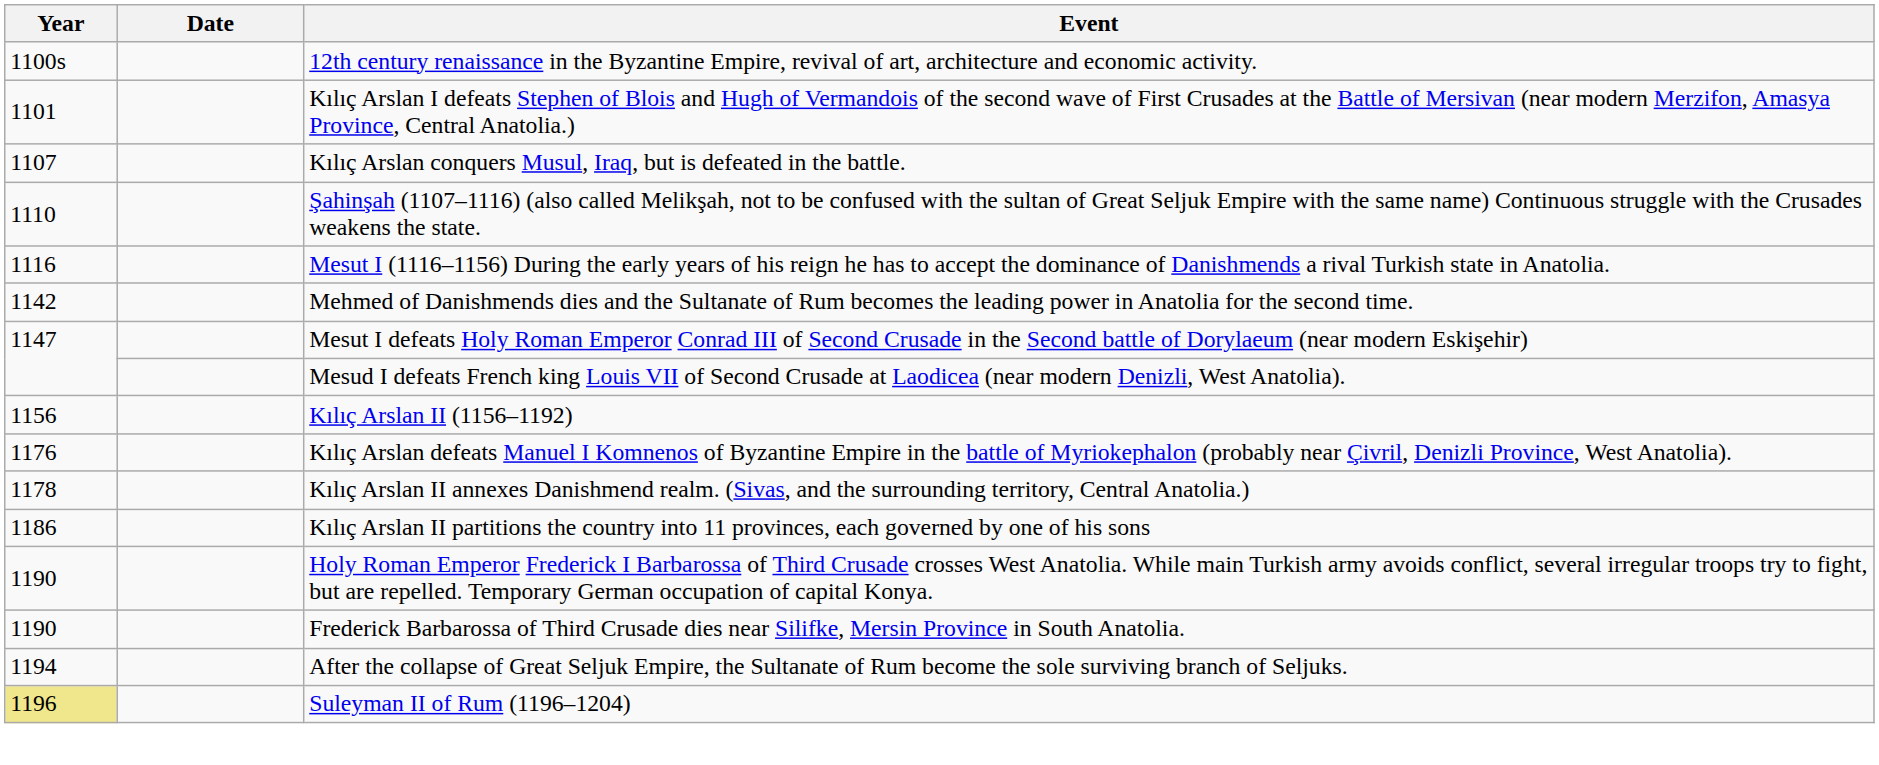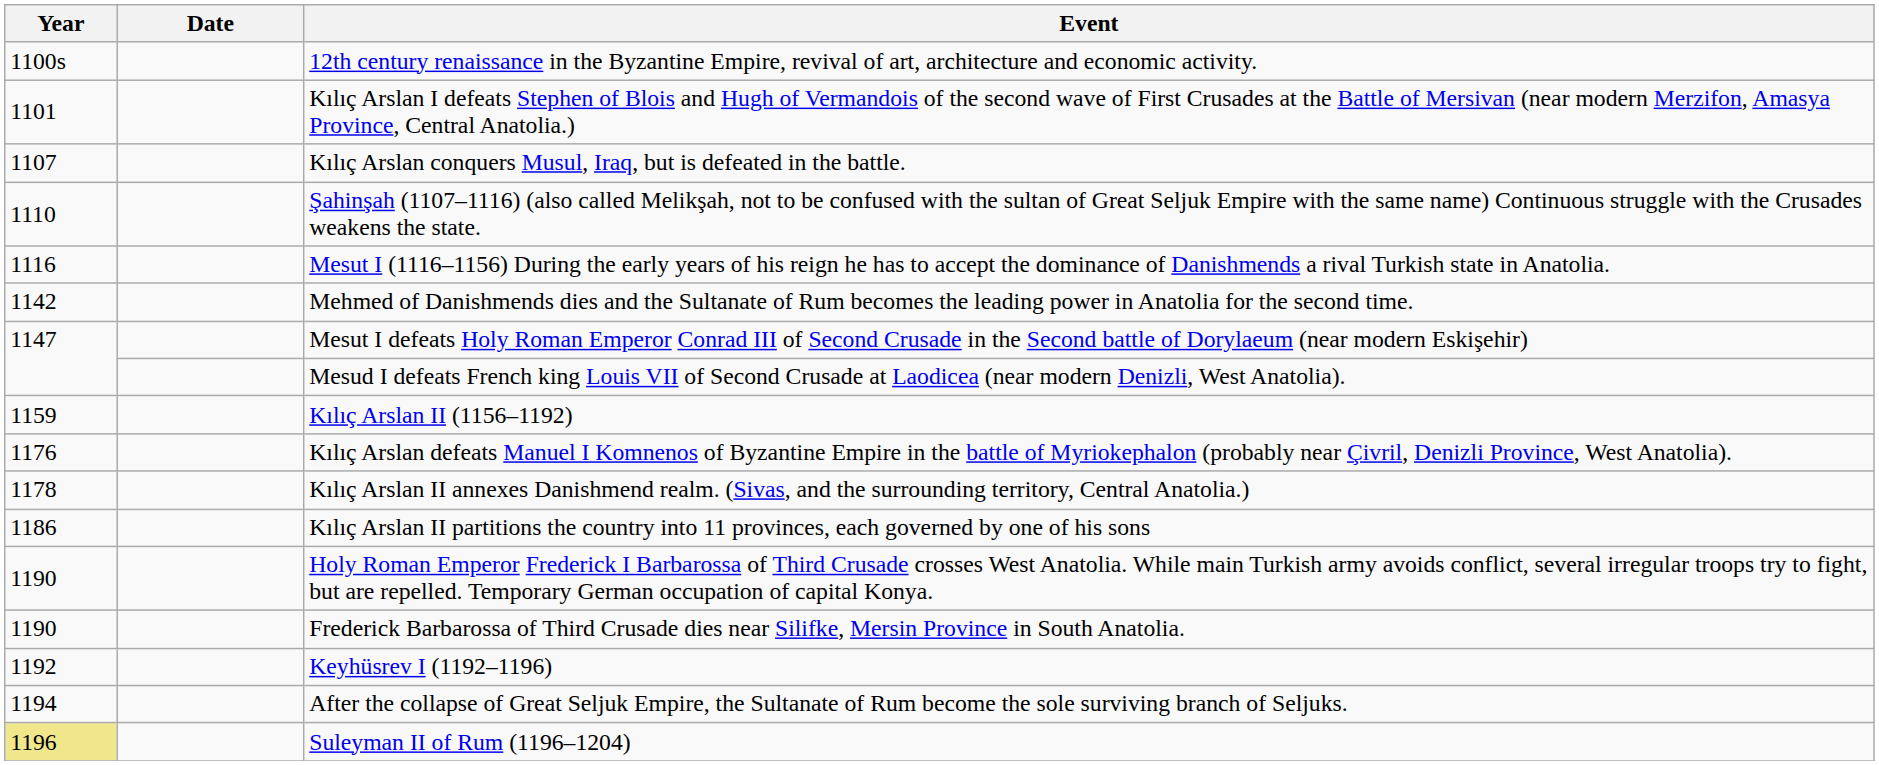(33, 414) 1156 -> (33, 414) 1159
+ row: (431, 666)
